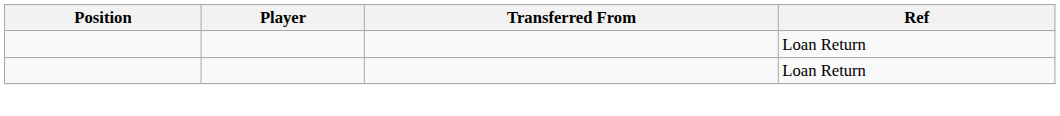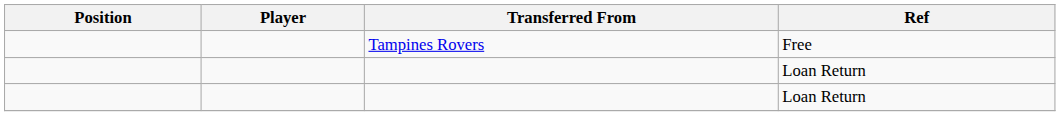+ row: (426, 44)
